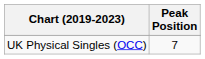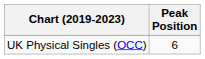(175, 44) 7 -> (175, 44) 6
